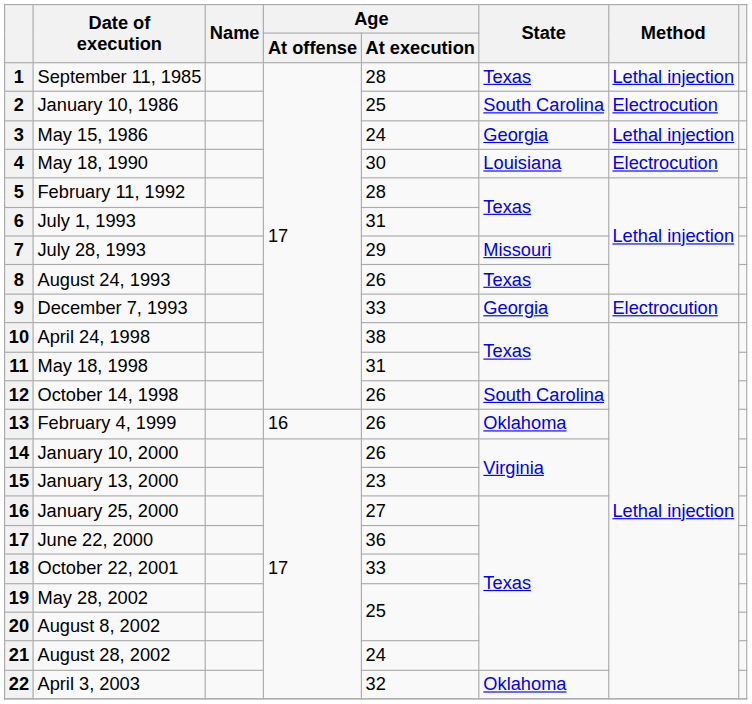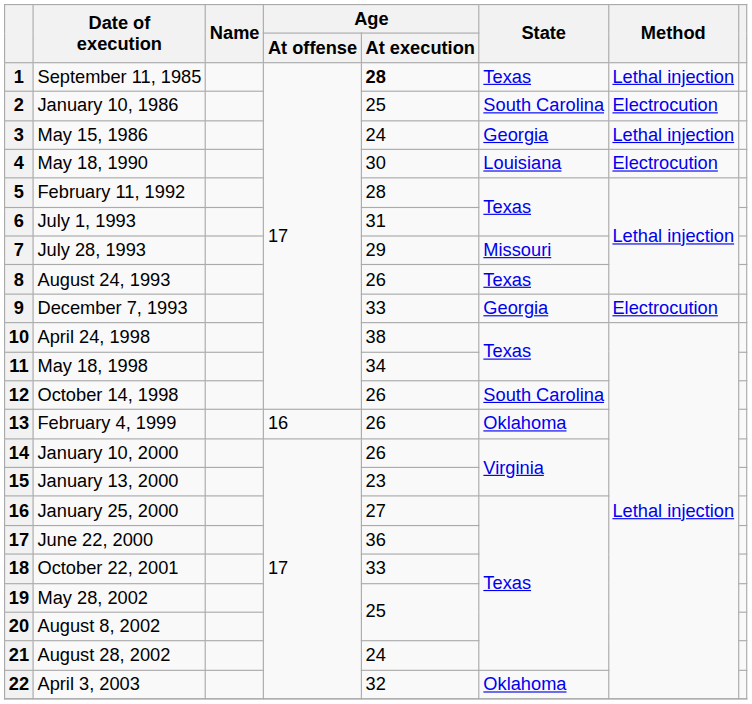(376, 76) normal -> (376, 76) bold
(376, 366) 31 -> (376, 366) 34
